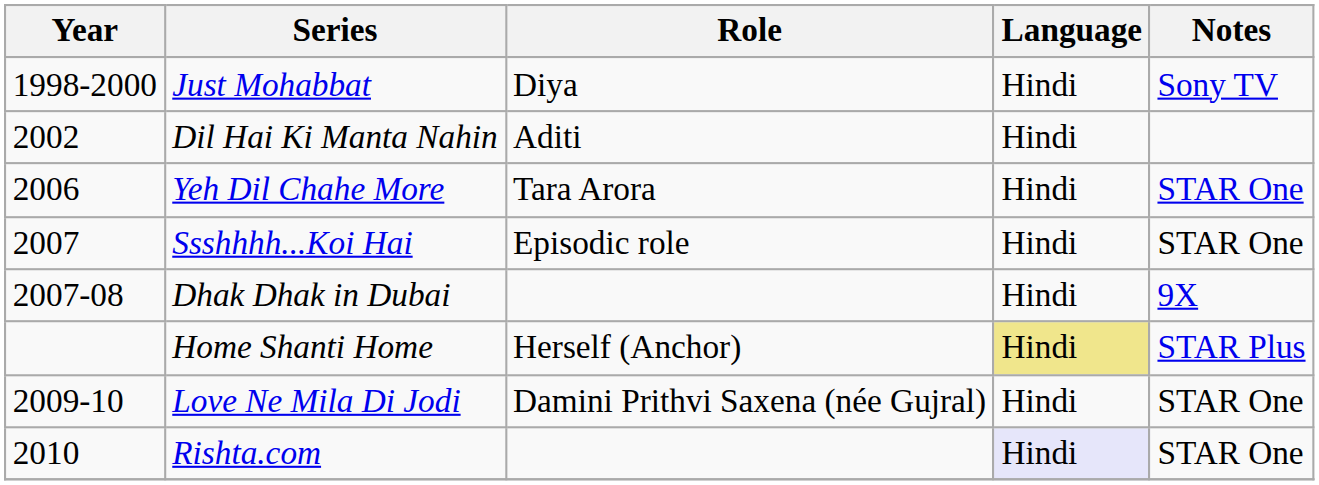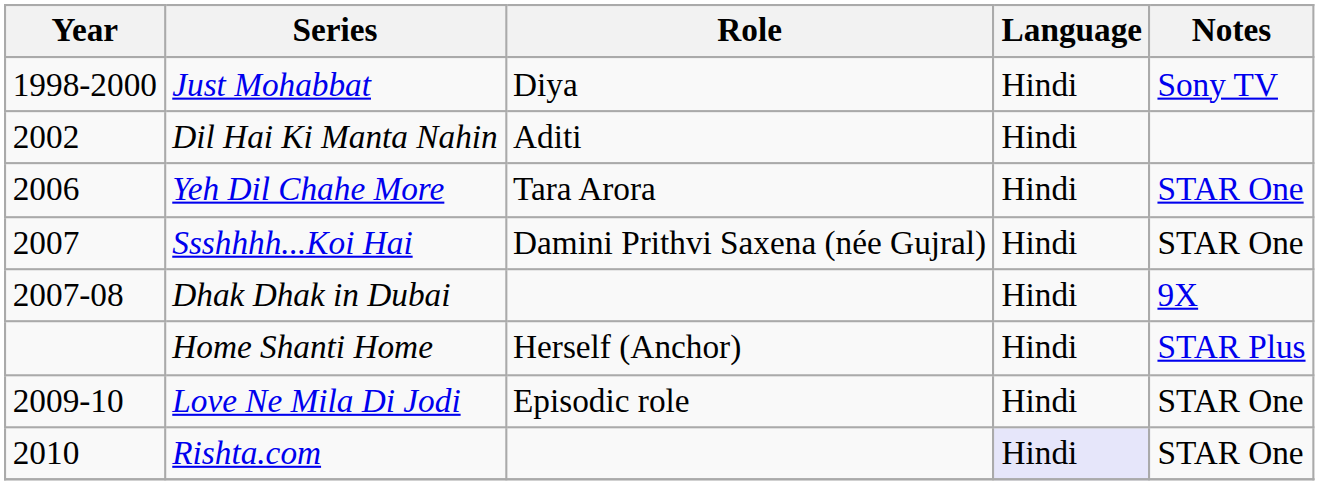(601, 242) Episodic role -> (750, 242) Damini Prithvi Saxena (née Gujral)
(1039, 347) khaki background -> (1039, 347) no background
(750, 400) Damini Prithvi Saxena (née Gujral) -> (601, 400) Episodic role
